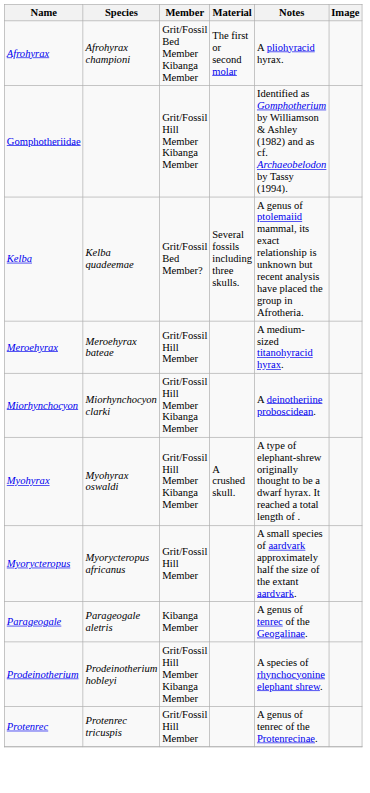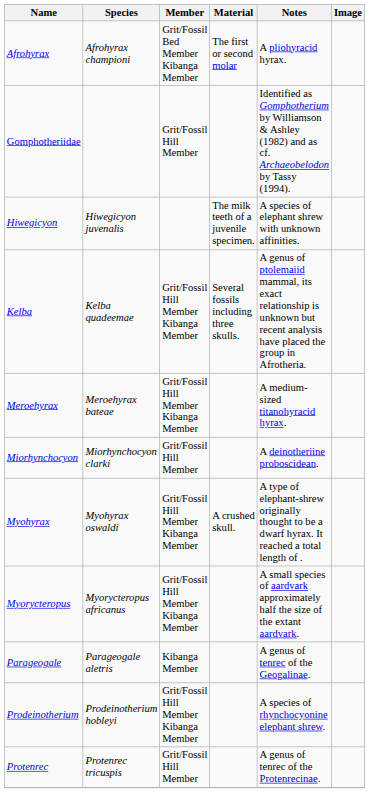(185, 141) Grit/Fossil Hill Member Kibanga Member -> (185, 141) Grit/Fossil Hill Member
+ row: (32, 223)
(185, 259) Grit/Fossil Bed Member? -> (185, 311) Grit/Fossil Hill Member Kibanga Member
(185, 347) Grit/Fossil Hill Member -> (185, 405) Grit/Fossil Hill Member Kibanga Member
(185, 405) Grit/Fossil Hill Member Kibanga Member -> (185, 457) Grit/Fossil Hill Member
(185, 563) Grit/Fossil Hill Member -> (185, 604) Grit/Fossil Hill Member Kibanga Member
